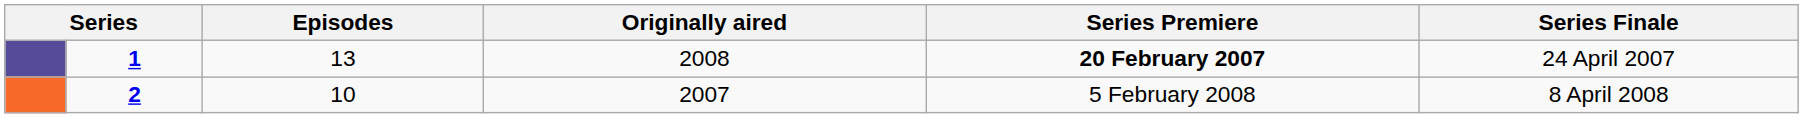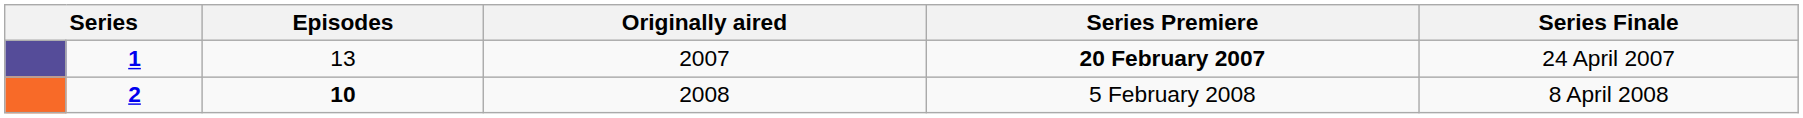(704, 58) 2008 -> (704, 58) 2007
(343, 94) normal -> (343, 94) bold
(704, 94) 2007 -> (704, 94) 2008
